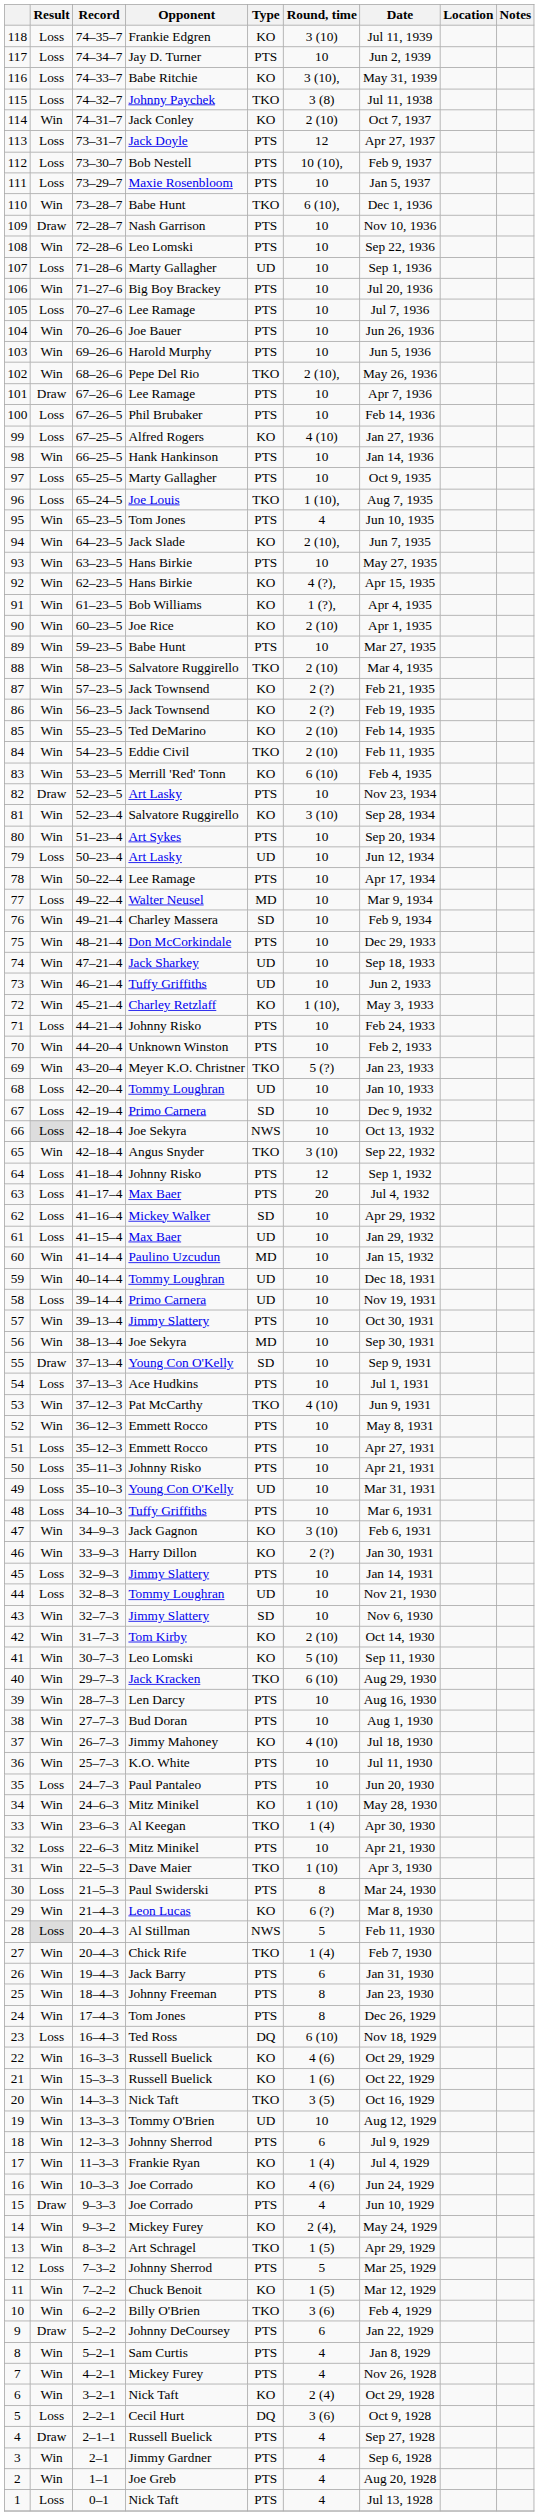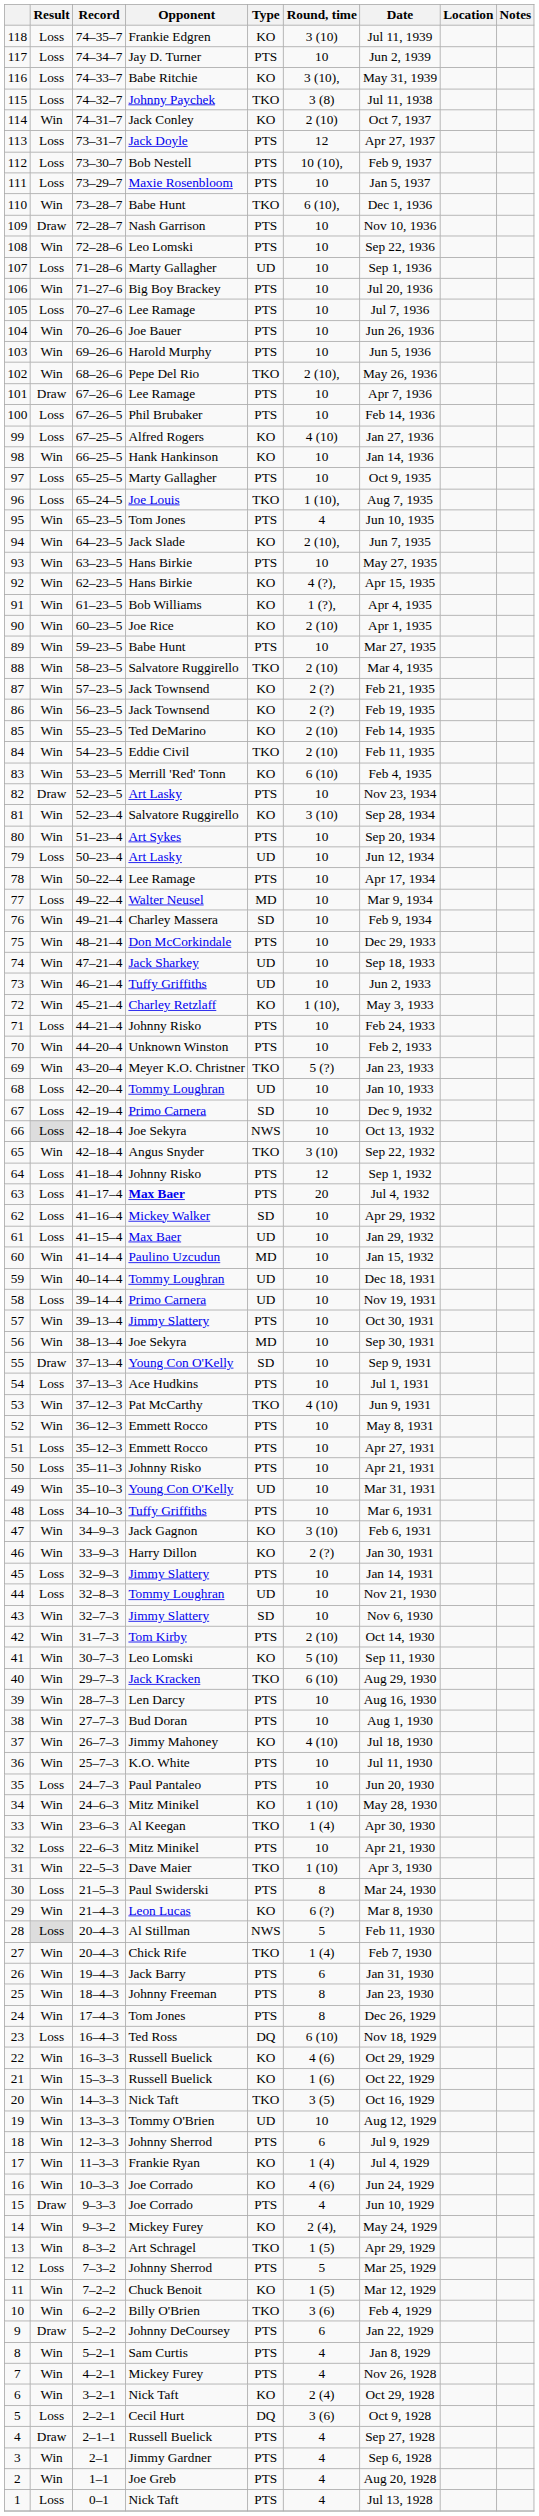(266, 457) PTS -> (266, 457) KO
(155, 1194) normal -> (157, 1194) bold
(52, 1489) Loss -> (52, 1489) Win
(266, 1636) KO -> (266, 1636) PTS
